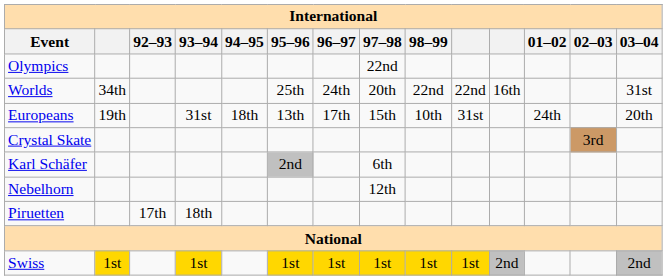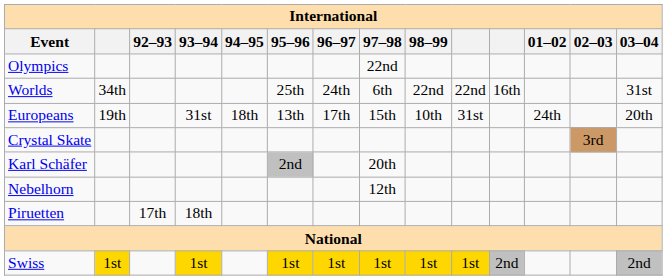(382, 90) 20th -> (382, 90) 6th
(382, 164) 6th -> (382, 164) 20th
